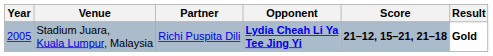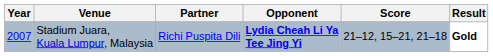(19, 37) 2005 -> (19, 37) 2007
(395, 37) bold -> (395, 37) normal
